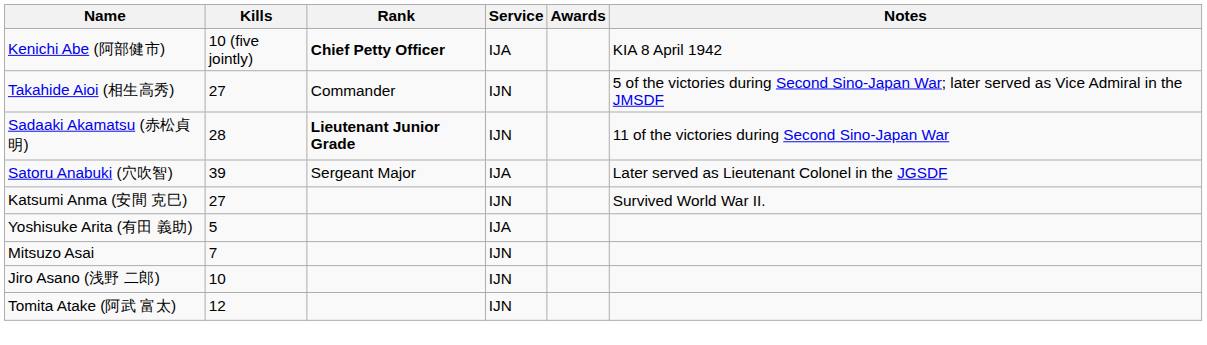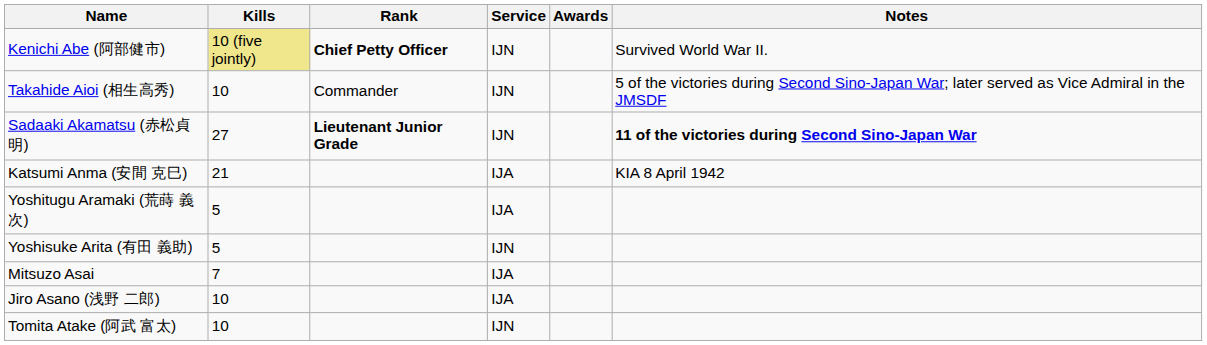(234, 49) no background -> (237, 49) khaki background
(500, 49) IJA -> (503, 49) IJN
(667, 49) KIA 8 April 1942 -> (692, 49) Survived World War II.
(217, 91) 27 -> (220, 91) 10
(217, 135) 28 -> (220, 135) 27
(781, 135) normal -> (796, 135) bold
- row: (90, 172)
(217, 200) 27 -> (220, 173) 21
(500, 200) IJN -> (502, 173) IJA
(689, 200) Survived World War II. -> (670, 173) KIA 8 April 1942
+ row: (101, 209)
(500, 227) IJA -> (503, 247) IJN
(500, 253) IJN -> (502, 273) IJA
(500, 279) IJN -> (502, 299) IJA
(217, 306) 12 -> (220, 326) 10
